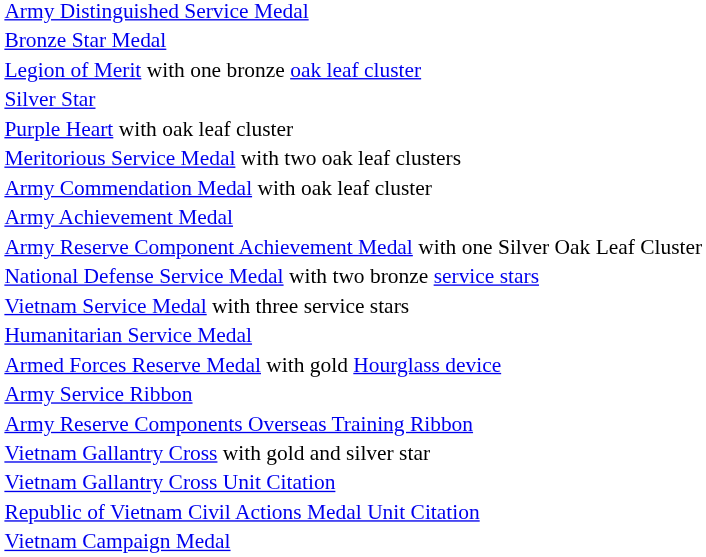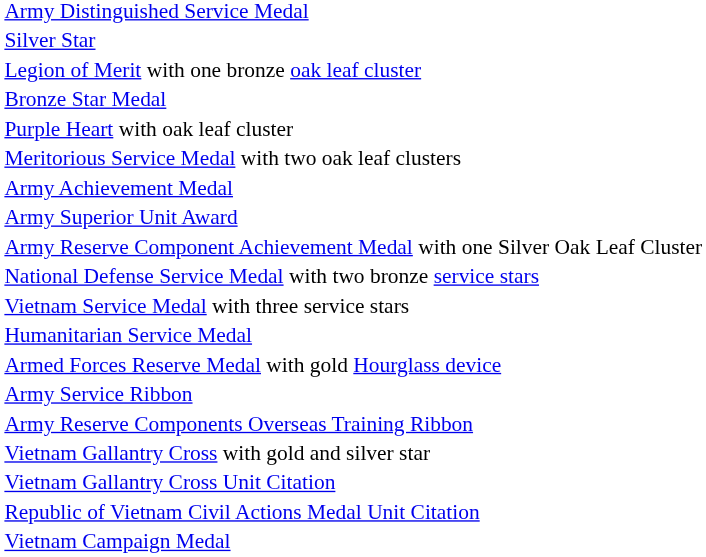rows swapped: (50, 99) <-> (85, 40)
- row: (218, 187)
+ row: (121, 217)
